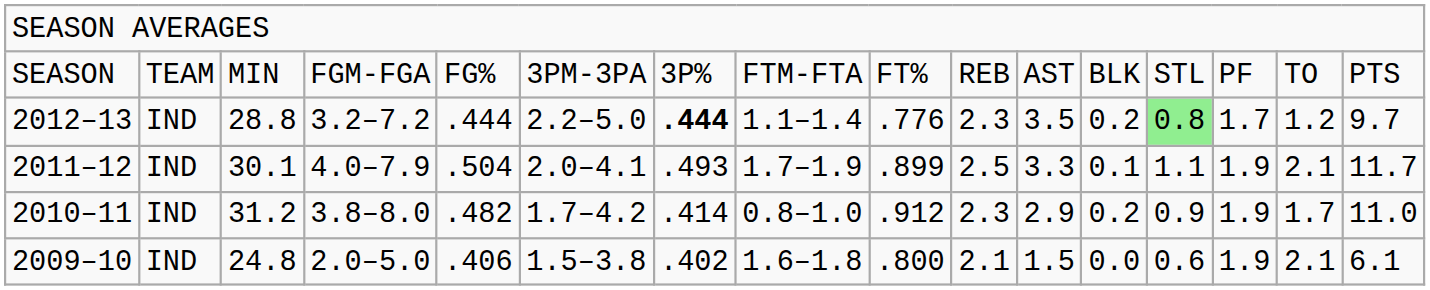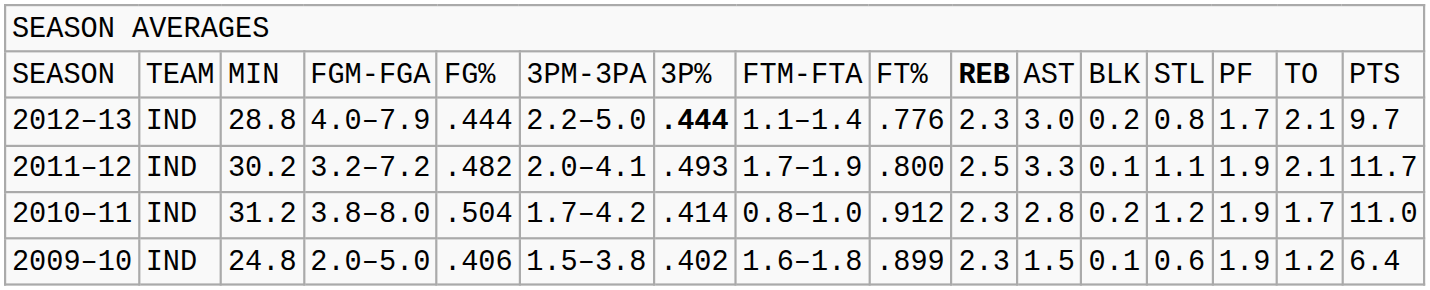(984, 75) normal -> (984, 75) bold
(370, 122) 3.2–7.2 -> (370, 122) 4.0–7.9
(1049, 122) 3.5 -> (1049, 122) 3.0
(1179, 122) lightgreen background -> (1179, 122) no background
(1310, 122) 1.2 -> (1310, 122) 2.1
(262, 168) 30.1 -> (262, 168) 30.2
(370, 168) 4.0–7.9 -> (370, 168) 3.2–7.2
(478, 168) .504 -> (478, 168) .482
(910, 168) .899 -> (910, 168) .800
(478, 215) .482 -> (478, 215) .504
(1049, 215) 2.9 -> (1049, 215) 2.8
(1179, 215) 0.9 -> (1179, 215) 1.2
(910, 261) .800 -> (910, 261) .899
(984, 261) 2.1 -> (984, 261) 2.3
(1114, 261) 0.0 -> (1114, 261) 0.1
(1310, 261) 2.1 -> (1310, 261) 1.2
(1375, 261) 6.1 -> (1375, 261) 6.4
